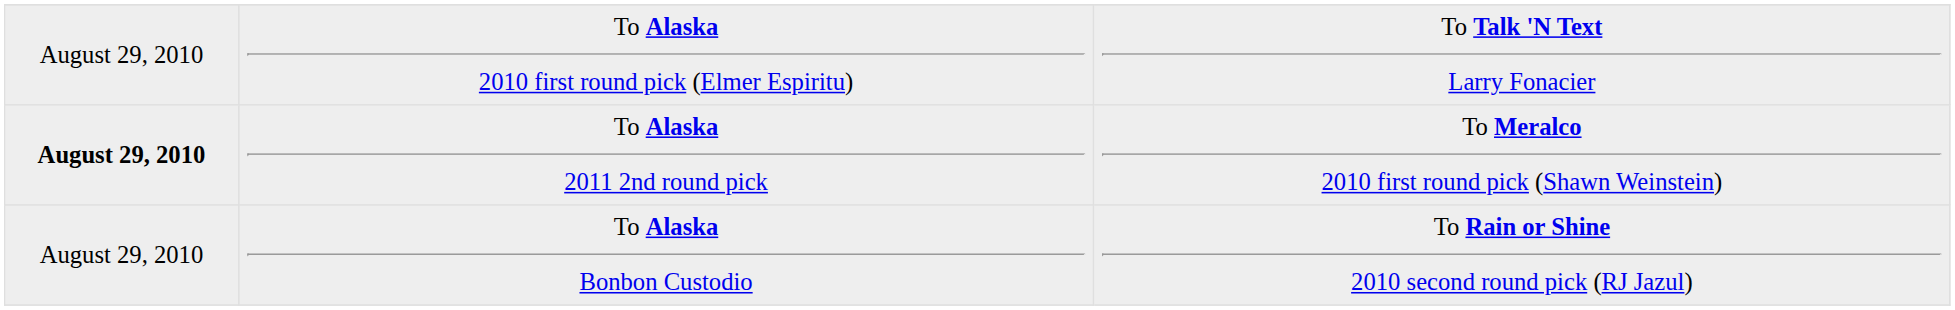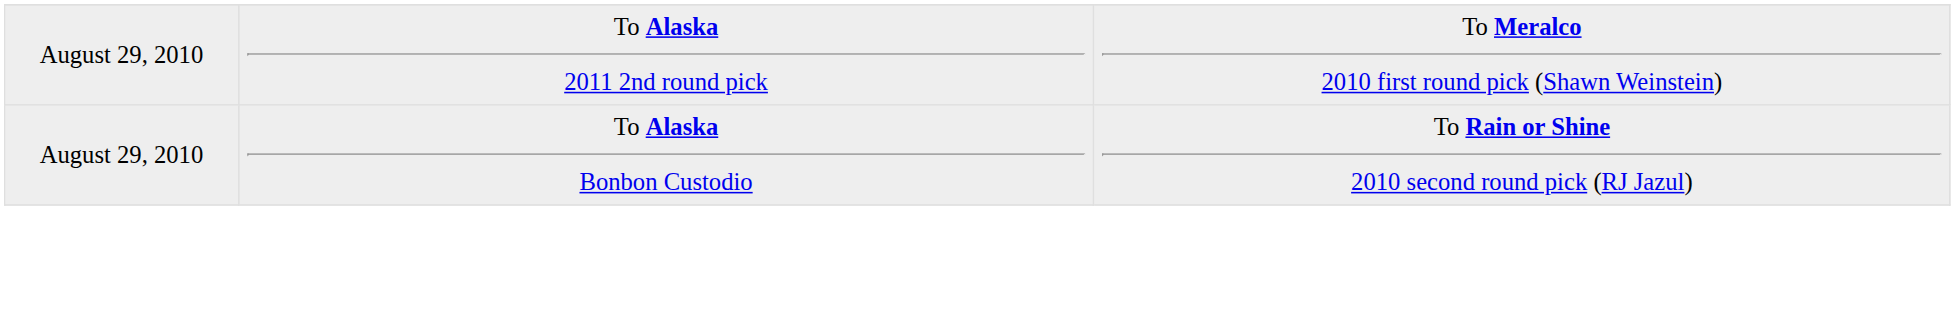- row: (666, 54)
(121, 154) bold -> (121, 54) normal
